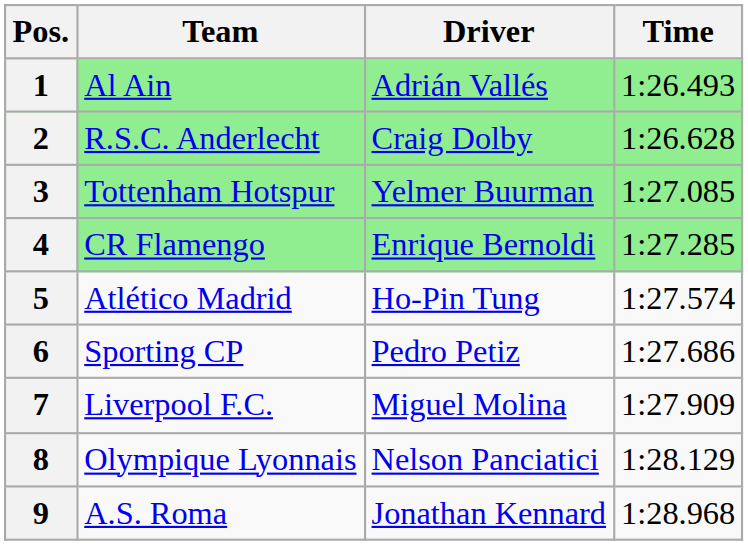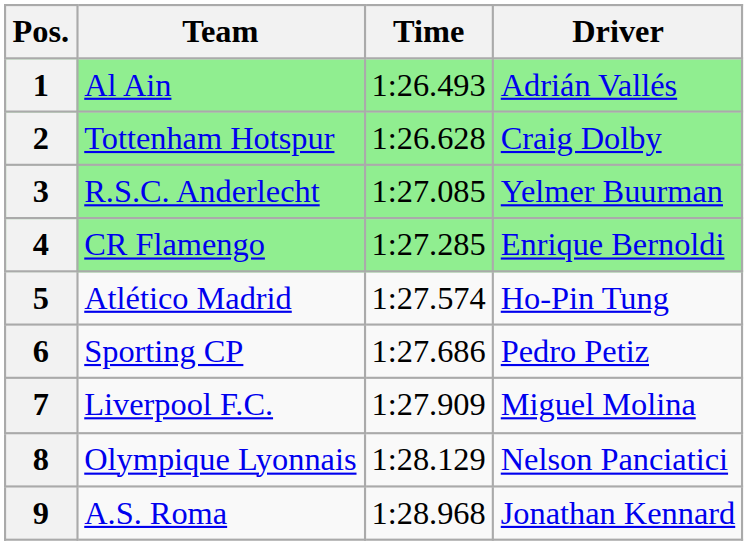columns swapped: (489, 31) <-> (678, 31)
(202, 138) R.S.C. Anderlecht -> (209, 138) Tottenham Hotspur
(209, 191) Tottenham Hotspur -> (202, 191) R.S.C. Anderlecht
